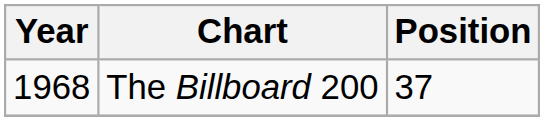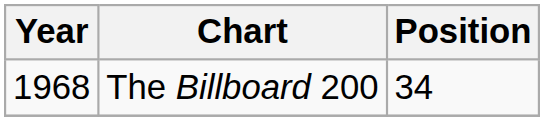(414, 87) 37 -> (414, 87) 34
